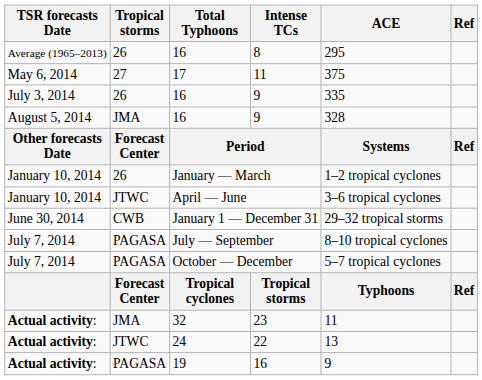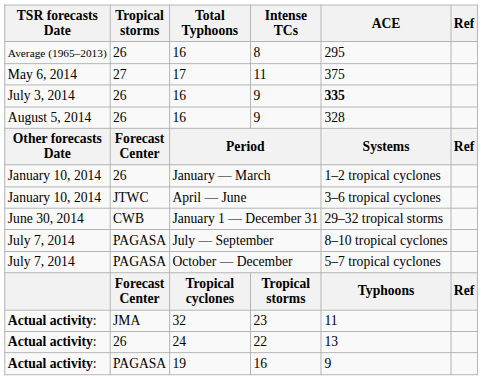(335, 95) normal -> (335, 95) bold
(127, 117) JMA -> (120, 117) 26
(131, 342) JTWC -> (120, 342) 26
